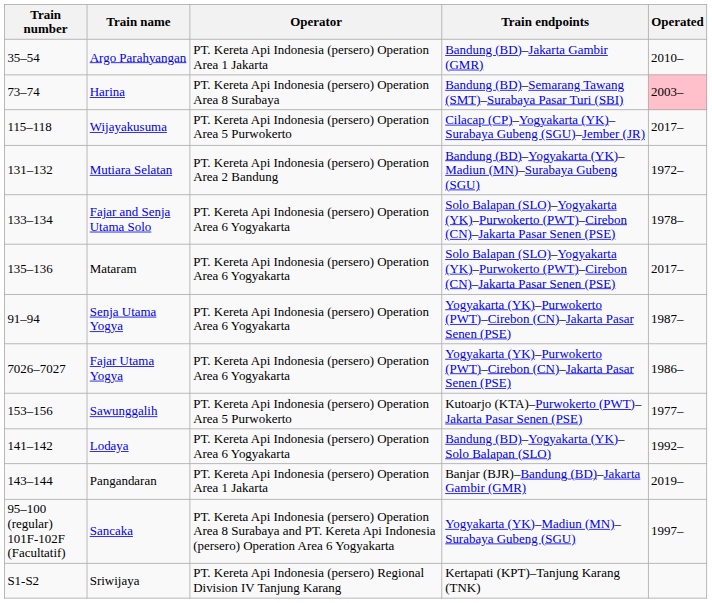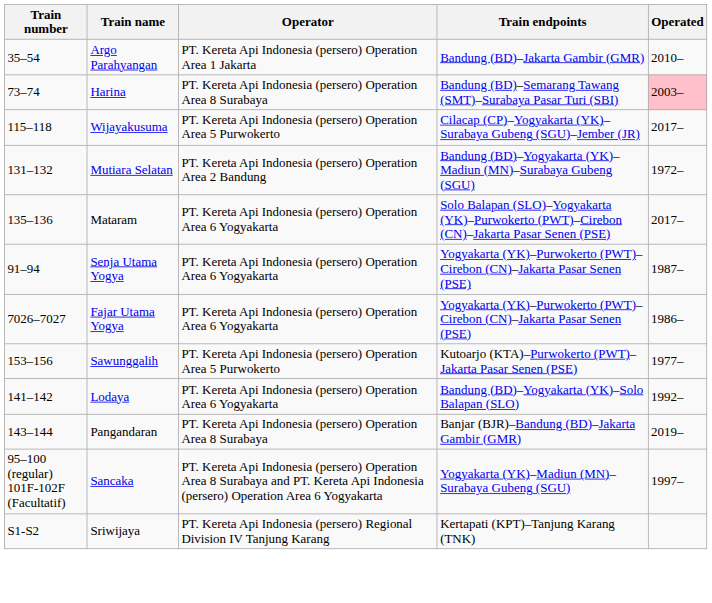- row: (130, 219)
(311, 481) PT. Kereta Api Indonesia (persero) Operation Area 1 Jakarta -> (299, 431) PT. Kereta Api Indonesia (persero) Operation Area 8 Surabaya
